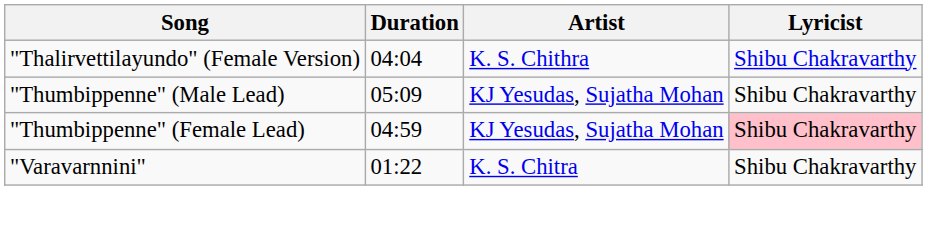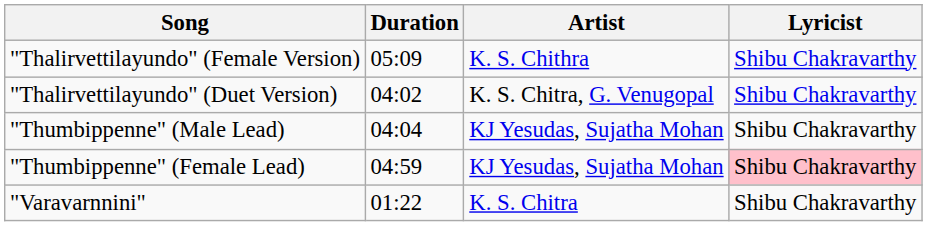(396, 58) 04:04 -> (396, 58) 05:09
+ row: (174, 94)
(396, 94) 05:09 -> (396, 130) 04:04
